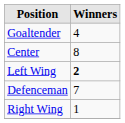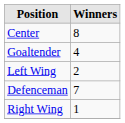rows swapped: (23, 52) <-> (34, 33)
(76, 71) bold -> (76, 71) normal
